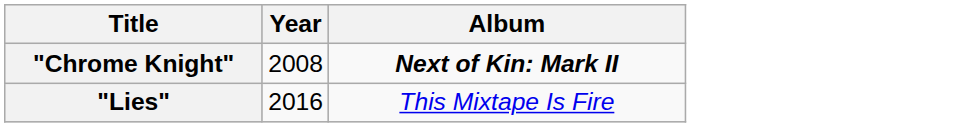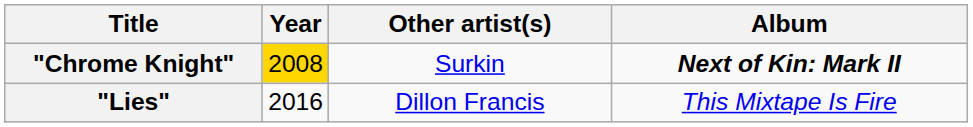+ column: (470, 24)
(296, 63) no background -> (296, 63) gold background
